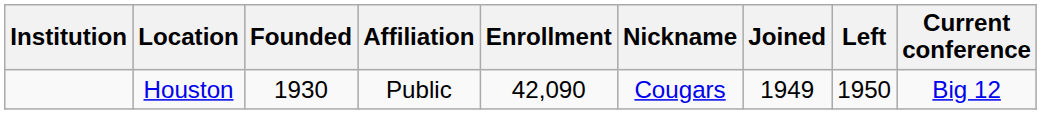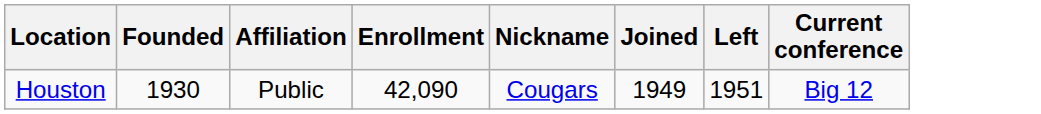- column: (69, 37)
(864, 89) 1950 -> (736, 89) 1951
